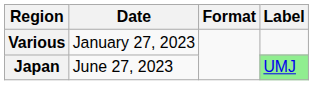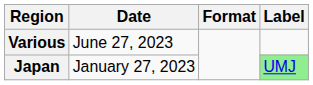(134, 42) January 27, 2023 -> (123, 42) June 27, 2023
(123, 67) June 27, 2023 -> (134, 67) January 27, 2023
